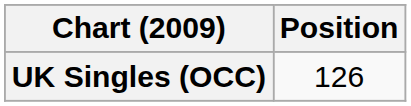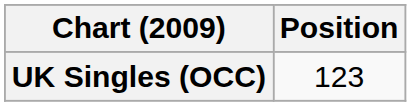(339, 76) 126 -> (339, 76) 123
